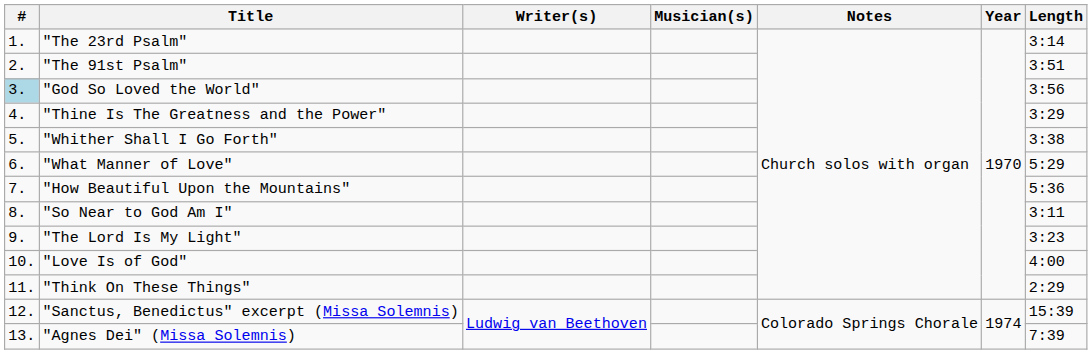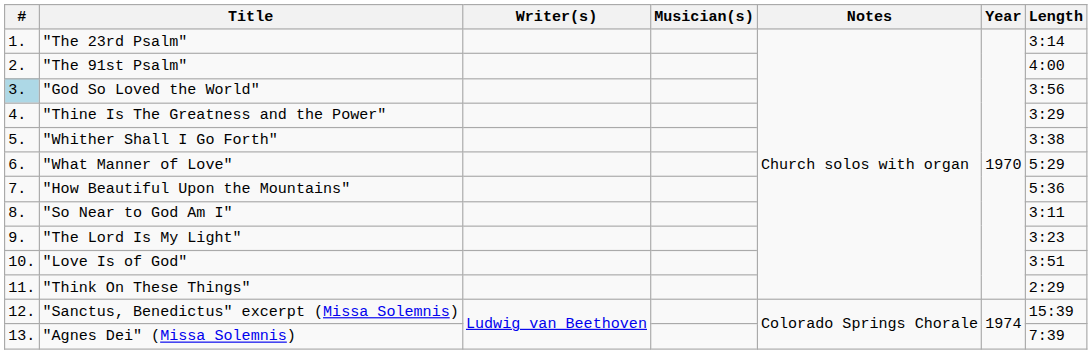(1047, 66) 3:51 -> (1047, 66) 4:00
(1047, 263) 4:00 -> (1047, 263) 3:51
